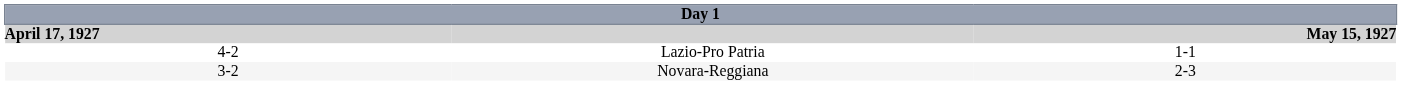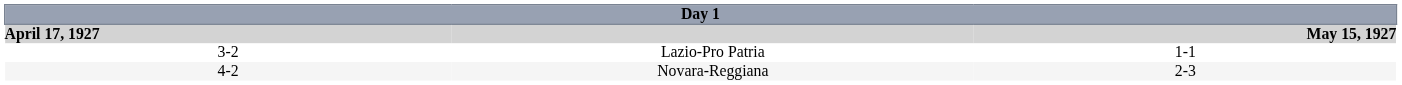(228, 52) 4-2 -> (228, 52) 3-2
(228, 71) 3-2 -> (228, 71) 4-2
